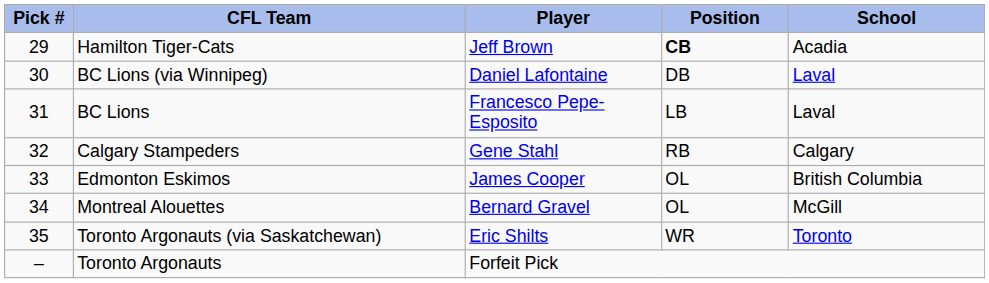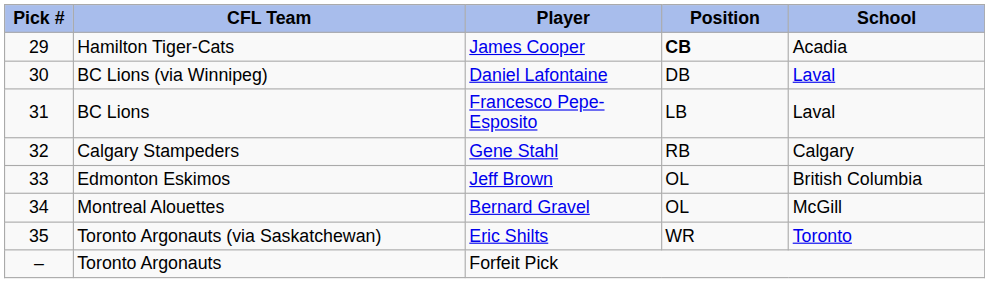(511, 46) Jeff Brown -> (527, 46) James Cooper
(527, 179) James Cooper -> (511, 179) Jeff Brown
